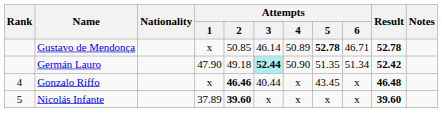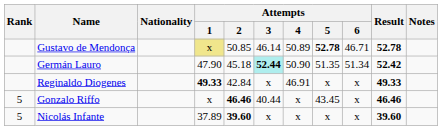(209, 47) no background -> (209, 47) khaki background
(239, 64) 49.18 -> (239, 64) 45.18
+ row: (82, 82)
(20, 82) 4 -> (20, 99) 5
(389, 82) 46.48 -> (389, 99) 46.46
